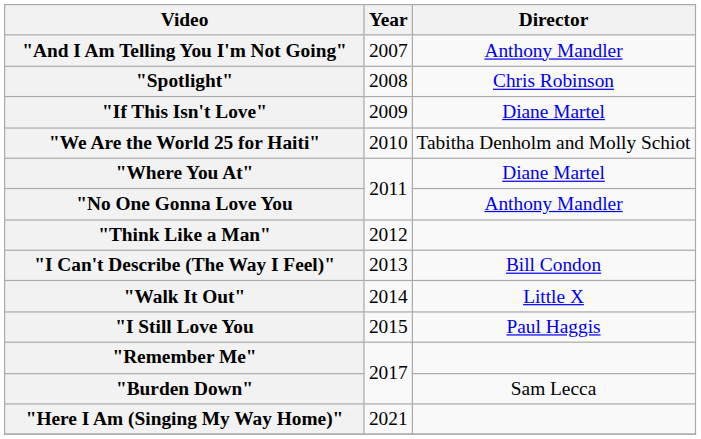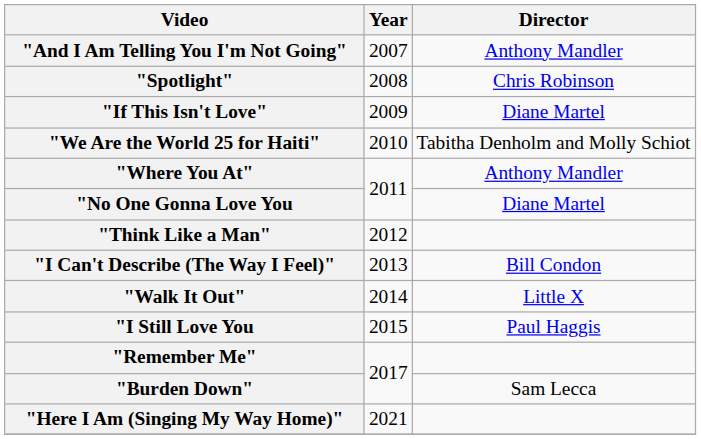(554, 173) Diane Martel -> (554, 173) Anthony Mandler
(554, 204) Anthony Mandler -> (554, 204) Diane Martel
